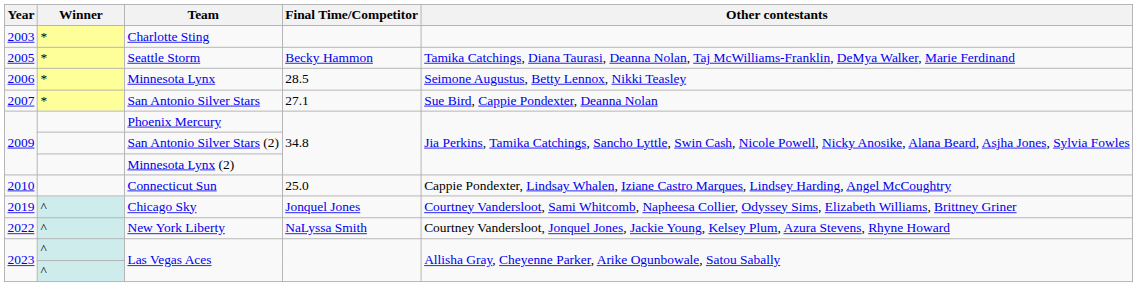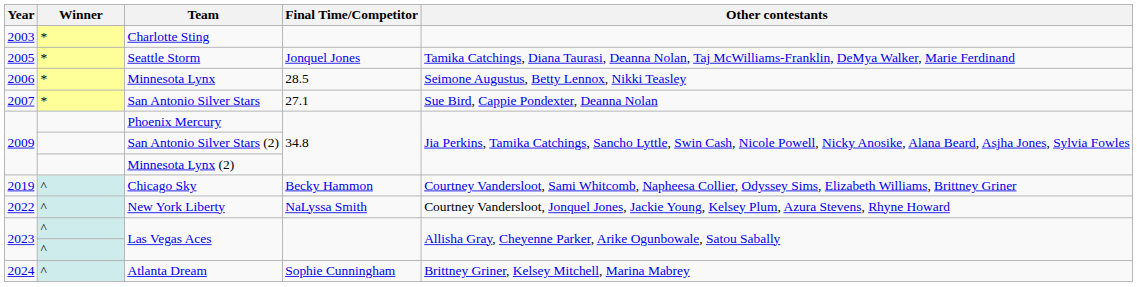(329, 57) Becky Hammon -> (323, 57) Jonquel Jones
- row: (21, 185)
(323, 206) Jonquel Jones -> (329, 185) Becky Hammon
+ row: (21, 270)
